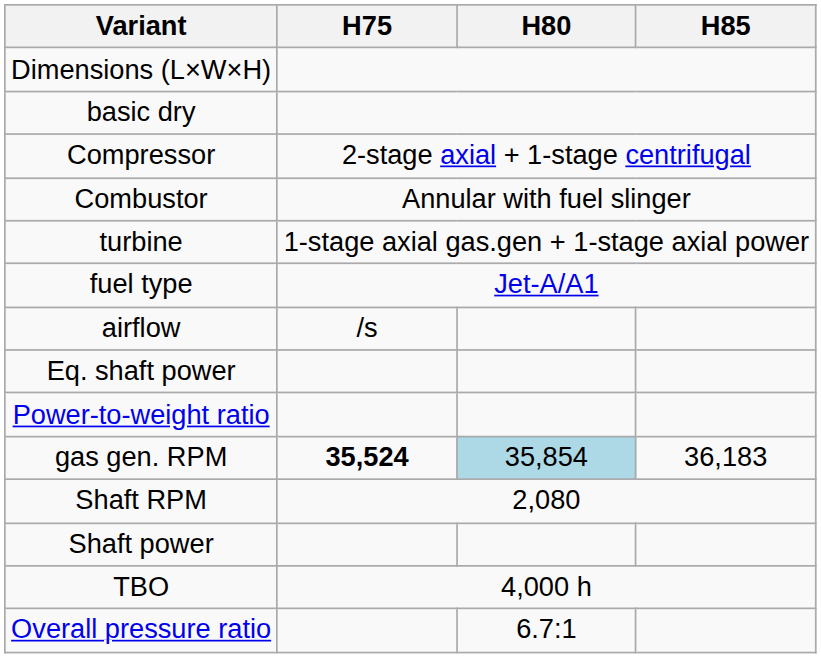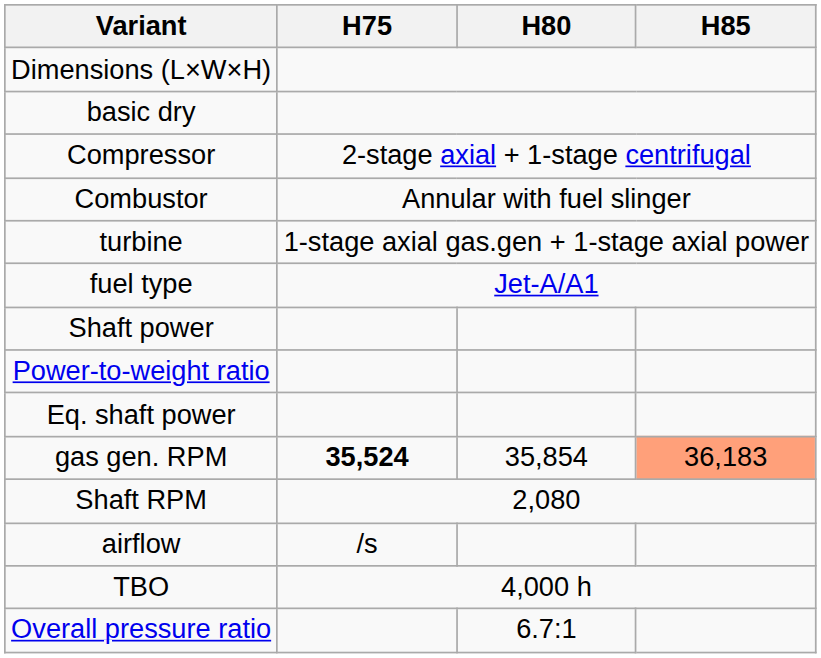rows swapped: (141, 543) <-> (141, 328)
rows swapped: (141, 371) <-> (141, 414)
(546, 457) lightblue background -> (546, 457) no background
(726, 457) no background -> (726, 457) lightsalmon background
